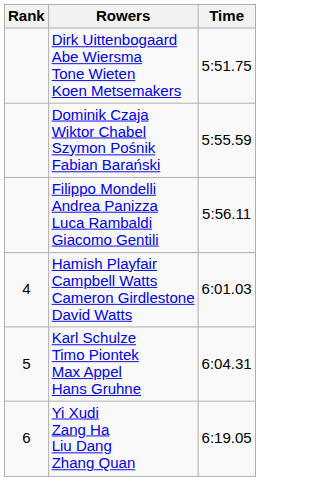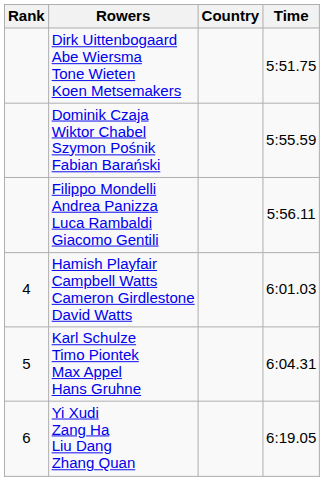+ column: (230, 16)
